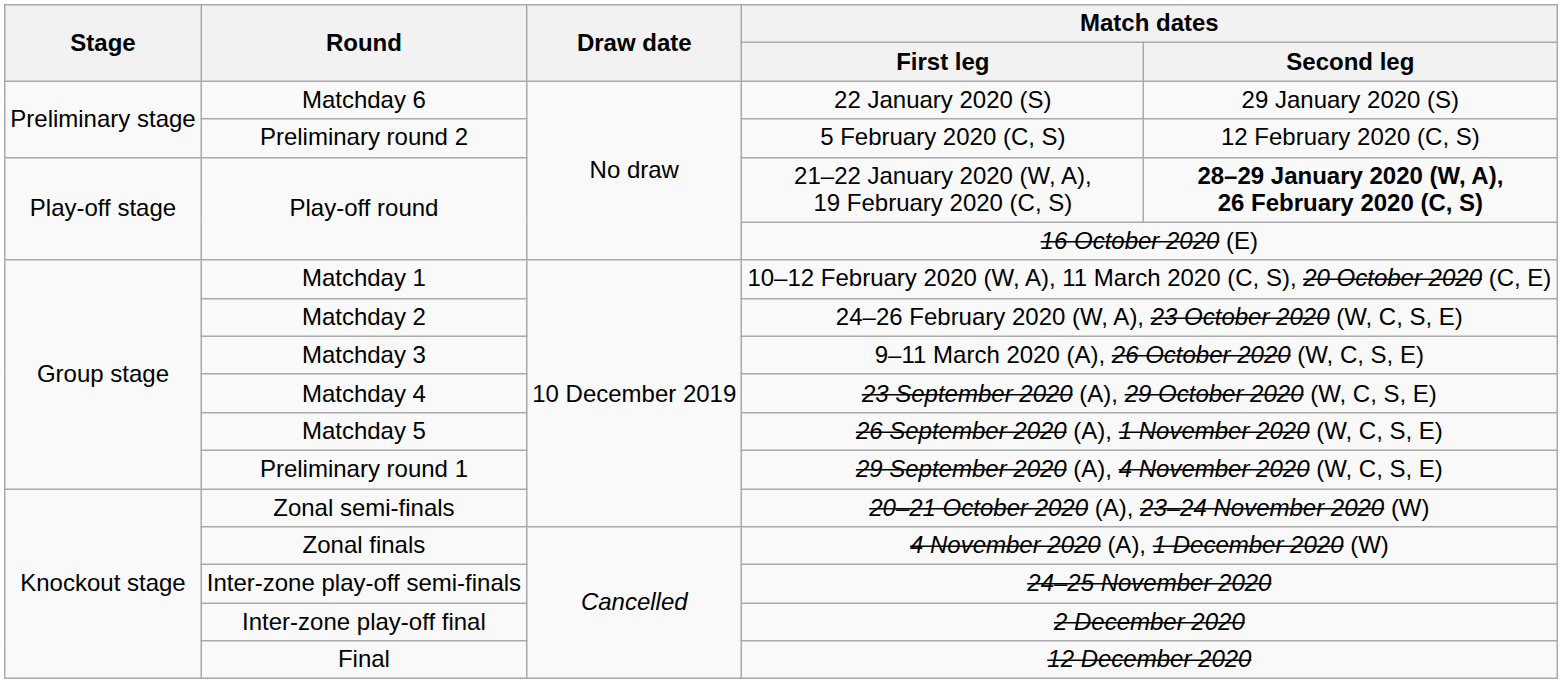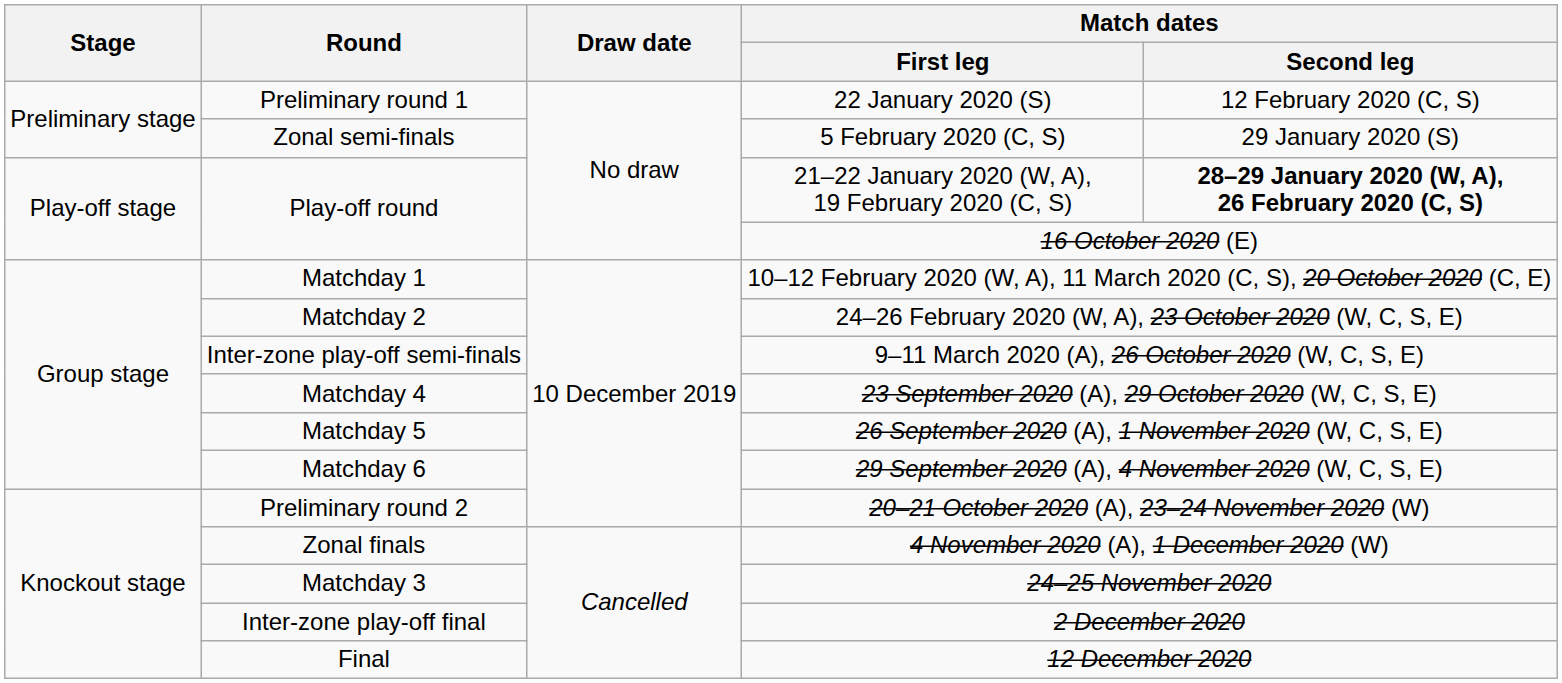(364, 99) Matchday 6 -> (364, 99) Preliminary round 1
(1350, 99) 29 January 2020 (S) -> (1350, 99) 12 February 2020 (C, S)
(364, 137) Preliminary round 2 -> (364, 137) Zonal semi-finals
(1350, 137) 12 February 2020 (C, S) -> (1350, 137) 29 January 2020 (S)
(364, 355) Matchday 3 -> (364, 355) Inter-zone play-off semi-finals
(364, 469) Preliminary round 1 -> (364, 469) Matchday 6
(364, 507) Zonal semi-finals -> (364, 507) Preliminary round 2
(364, 583) Inter-zone play-off semi-finals -> (364, 583) Matchday 3
